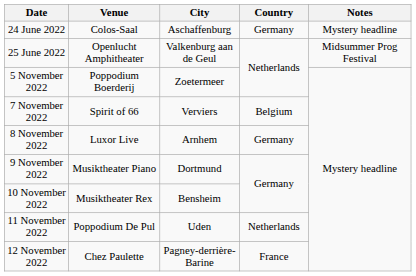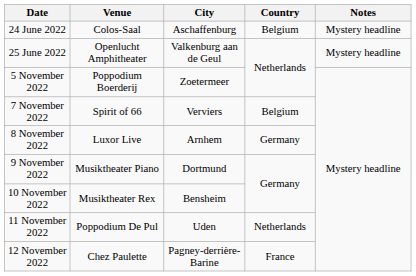(274, 30) Germany -> (280, 30) Belgium
(360, 53) Midsummer Prog Festival -> (363, 53) Mystery headline
